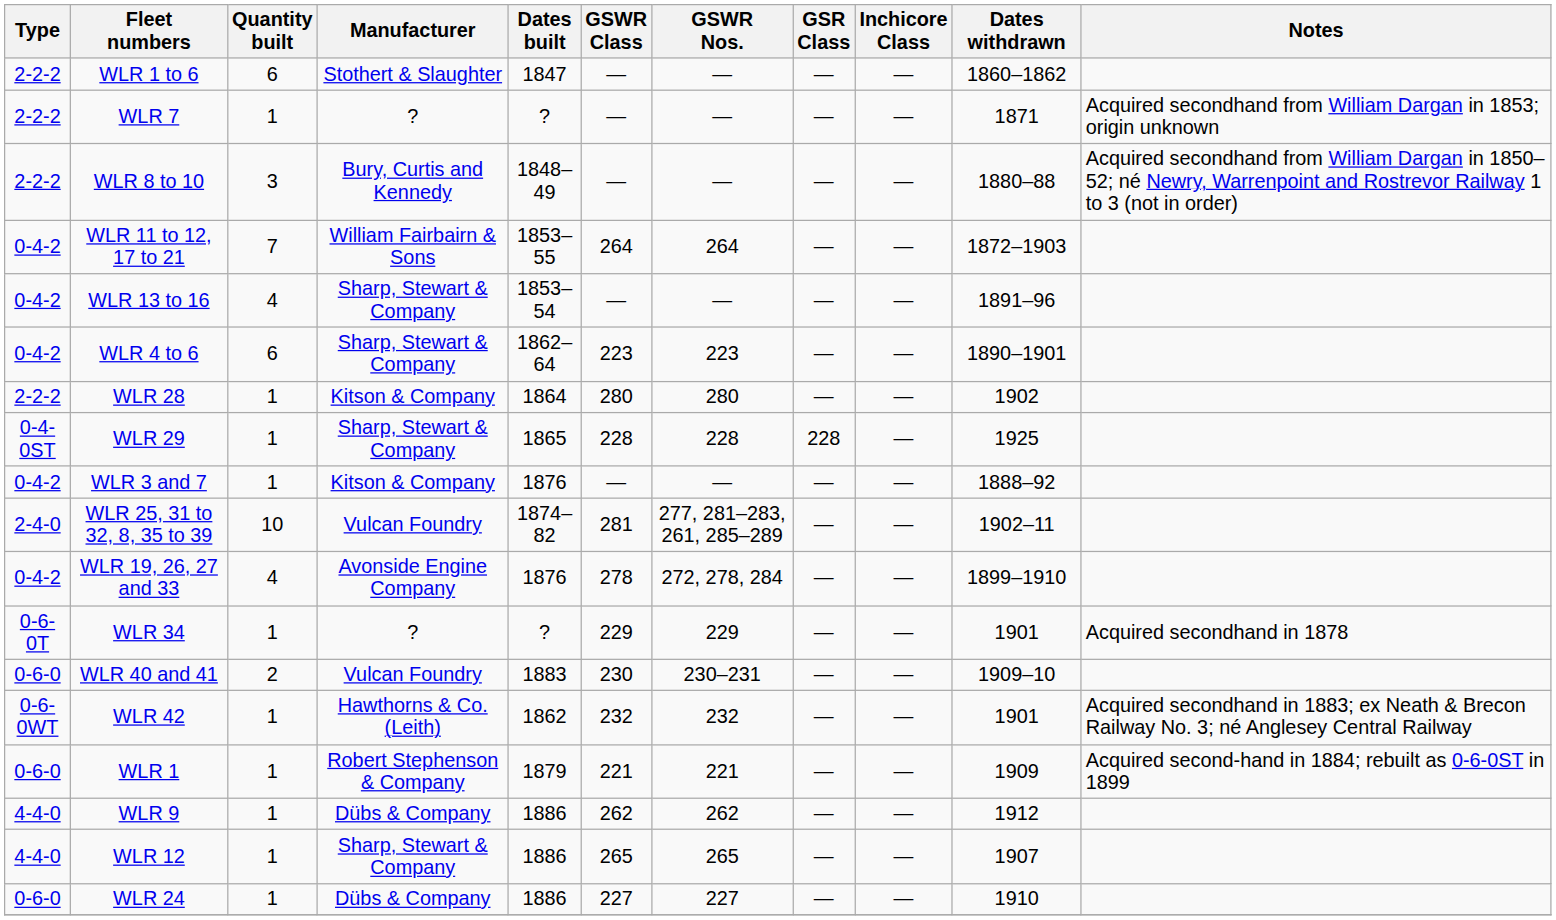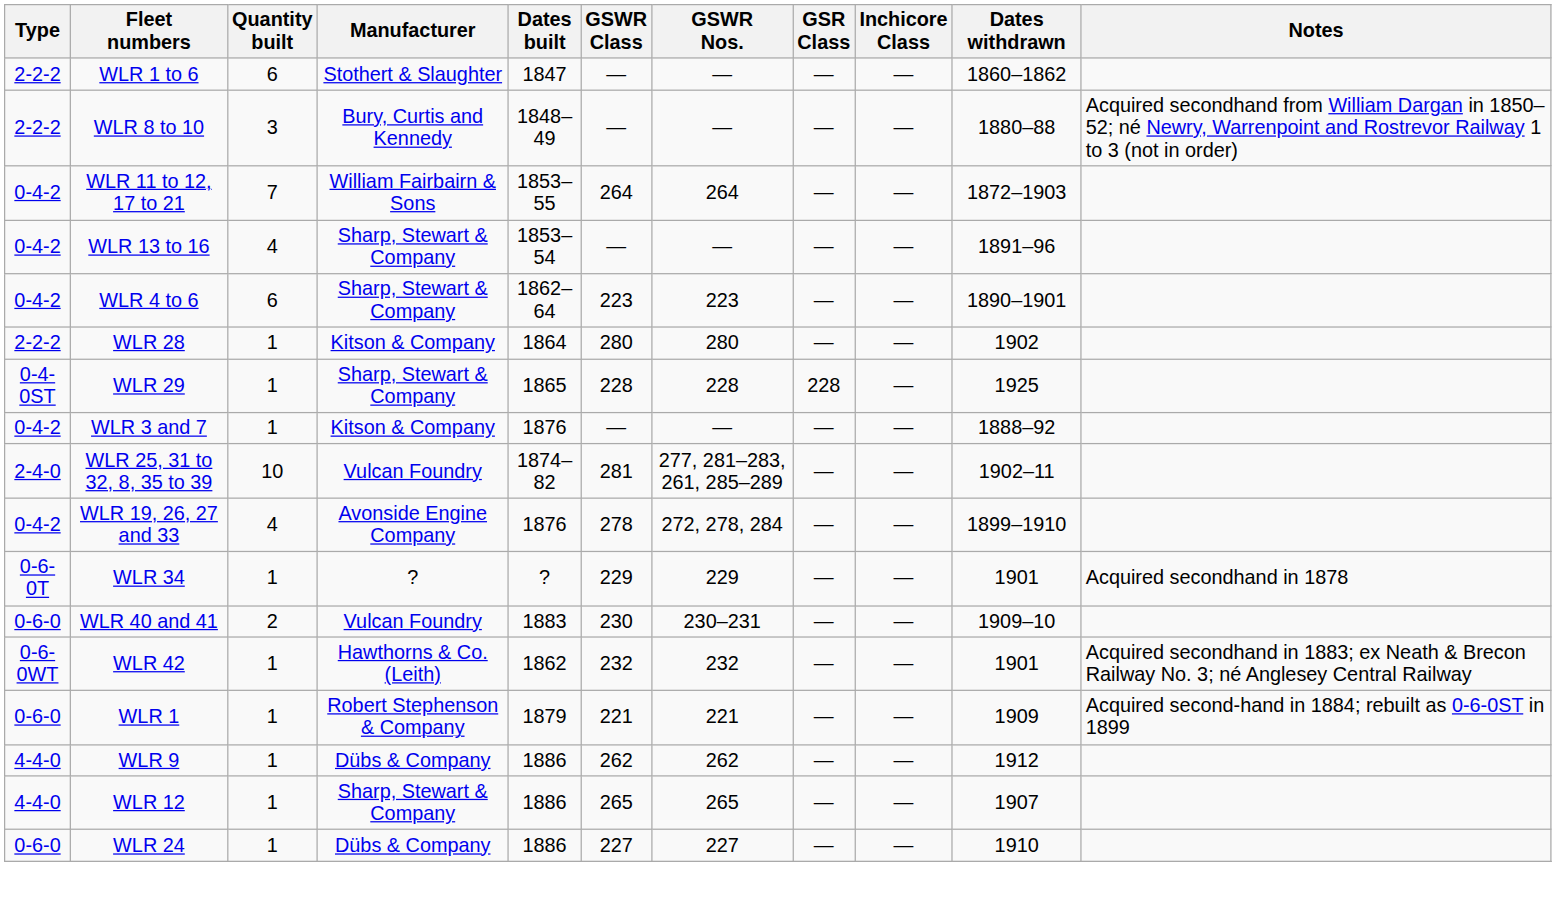- row: (149, 116)
